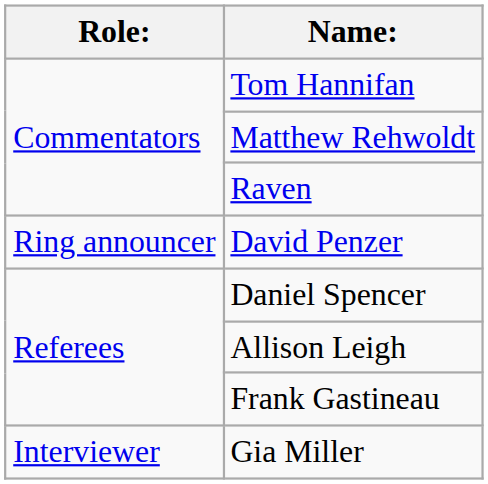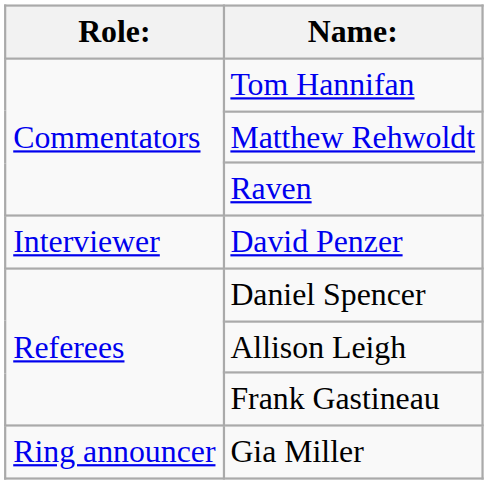(114, 241) Ring announcer -> (87, 241) Interviewer
(87, 451) Interviewer -> (114, 451) Ring announcer
